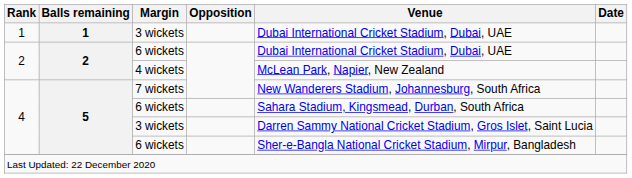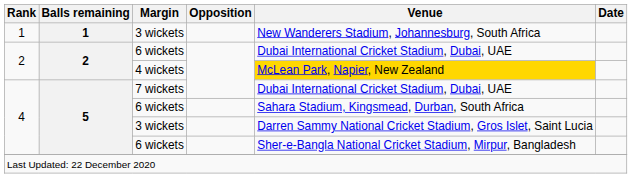(385, 32) Dubai International Cricket Stadium, Dubai, UAE -> (399, 32) New Wanderers Stadium, Johannesburg, South Africa
(351, 70) no background -> (351, 70) gold background
(399, 88) New Wanderers Stadium, Johannesburg, South Africa -> (385, 88) Dubai International Cricket Stadium, Dubai, UAE
